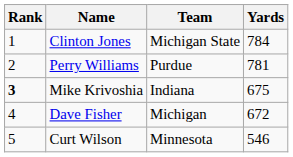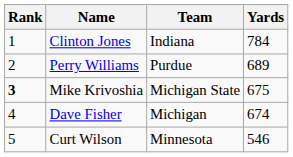(195, 41) Michigan State -> (172, 41) Indiana
(258, 66) 781 -> (258, 66) 689
(172, 90) Indiana -> (195, 90) Michigan State
(258, 114) 672 -> (258, 114) 674
